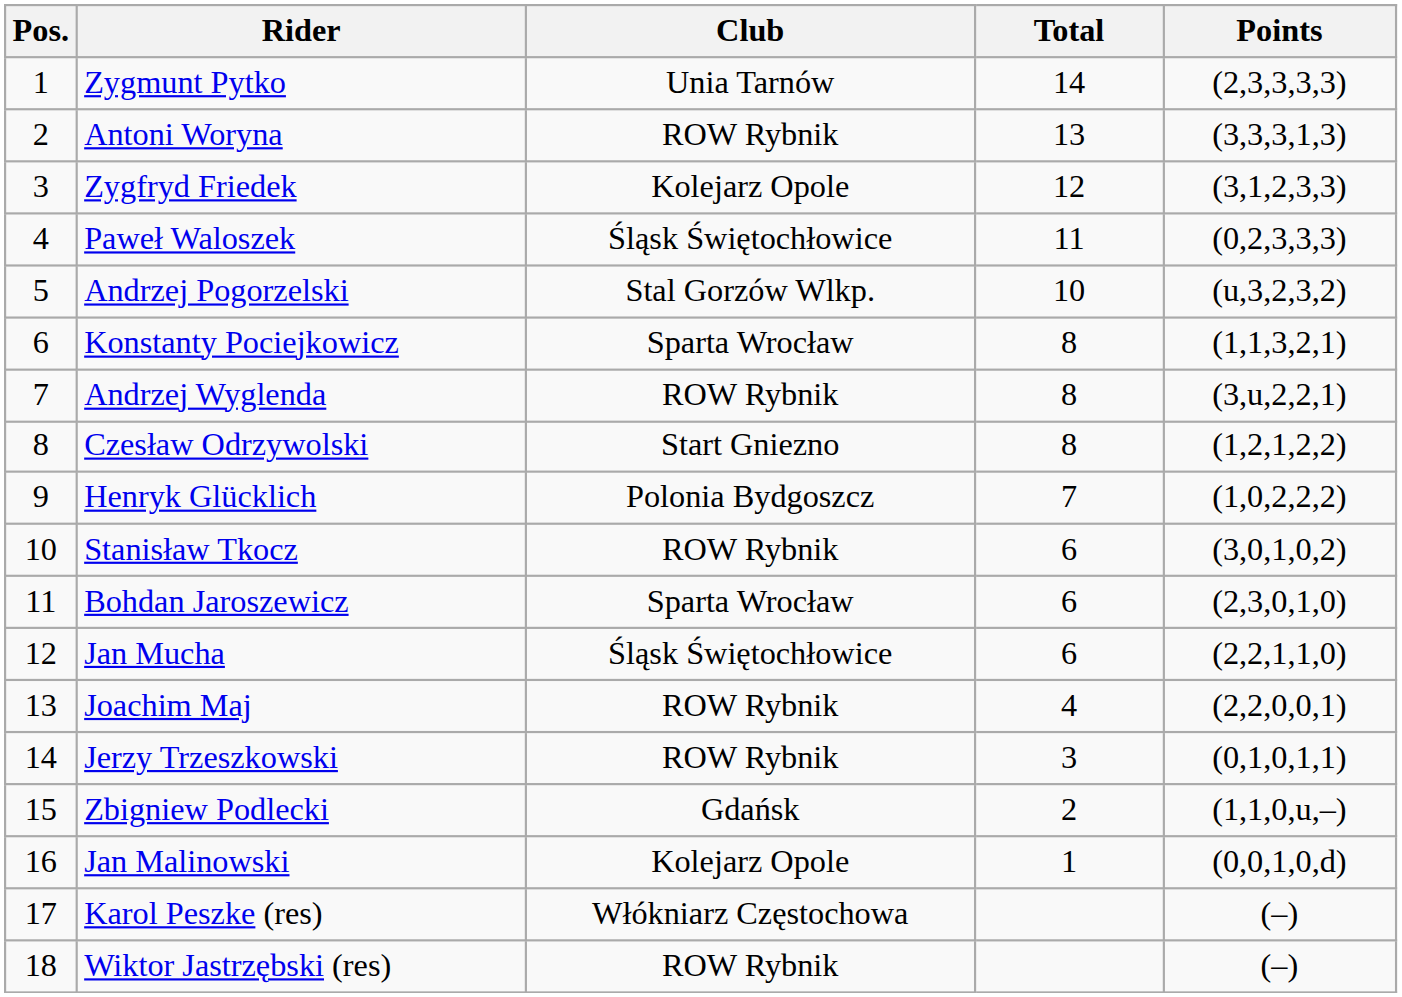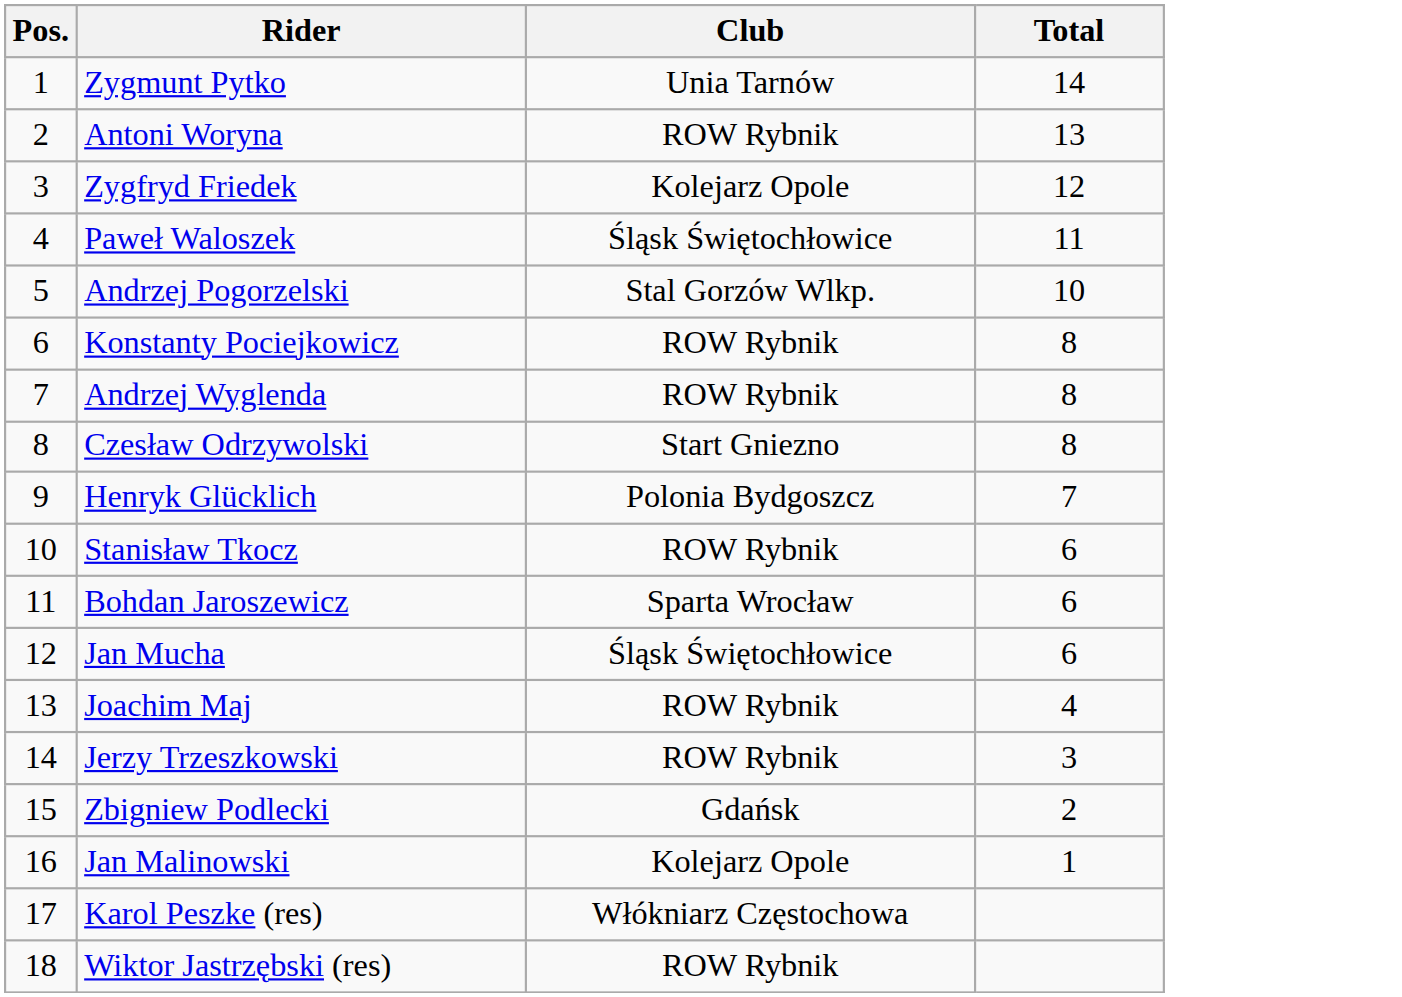- column: (1279, 30)
(750, 342) Sparta Wrocław -> (750, 342) ROW Rybnik
